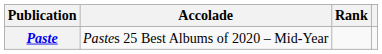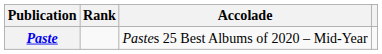columns swapped: (206, 15) <-> (351, 15)
